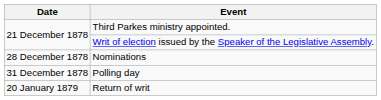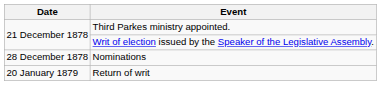- row: (116, 73)
